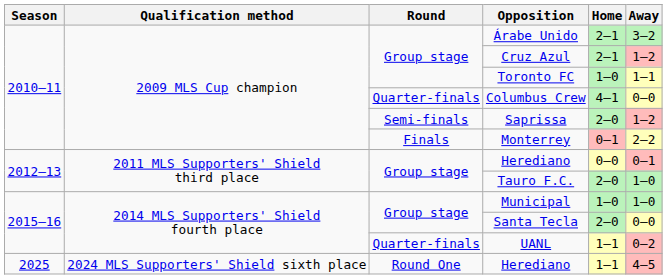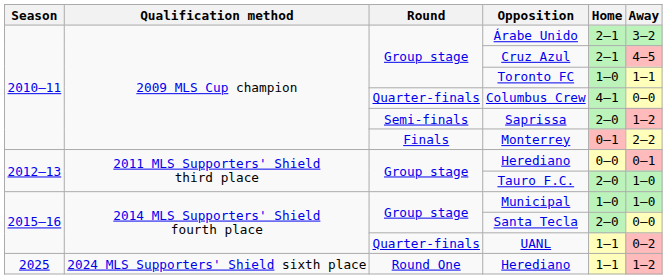(644, 56) 1–2 -> (644, 56) 4–5
(644, 264) 4–5 -> (644, 264) 1–2
